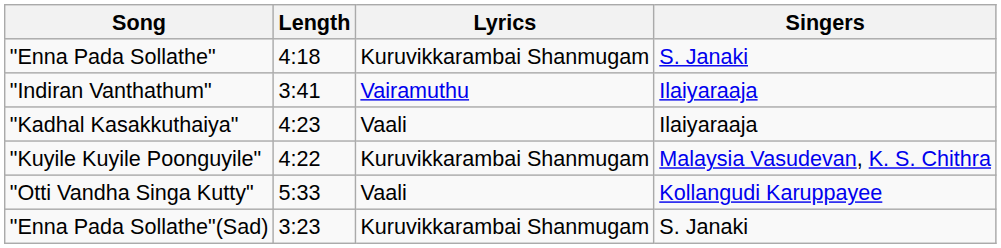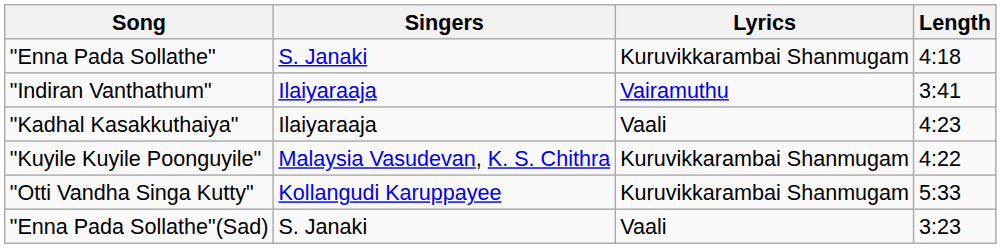columns swapped: (825, 22) <-> (314, 22)
(384, 193) Vaali -> (765, 193) Kuruvikkarambai Shanmugam
(505, 227) Kuruvikkarambai Shanmugam -> (643, 227) Vaali
